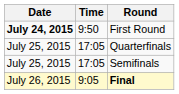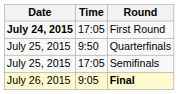(88, 30) 9:50 -> (91, 30) 17:05
(91, 47) 17:05 -> (88, 47) 9:50
